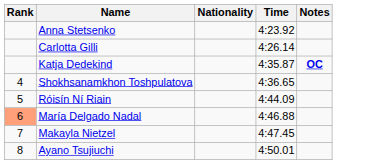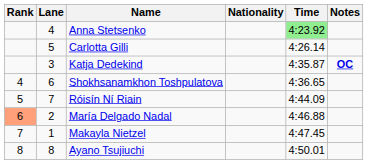+ column: (51, 13)
(276, 30) no background -> (307, 30) lightgreen background
